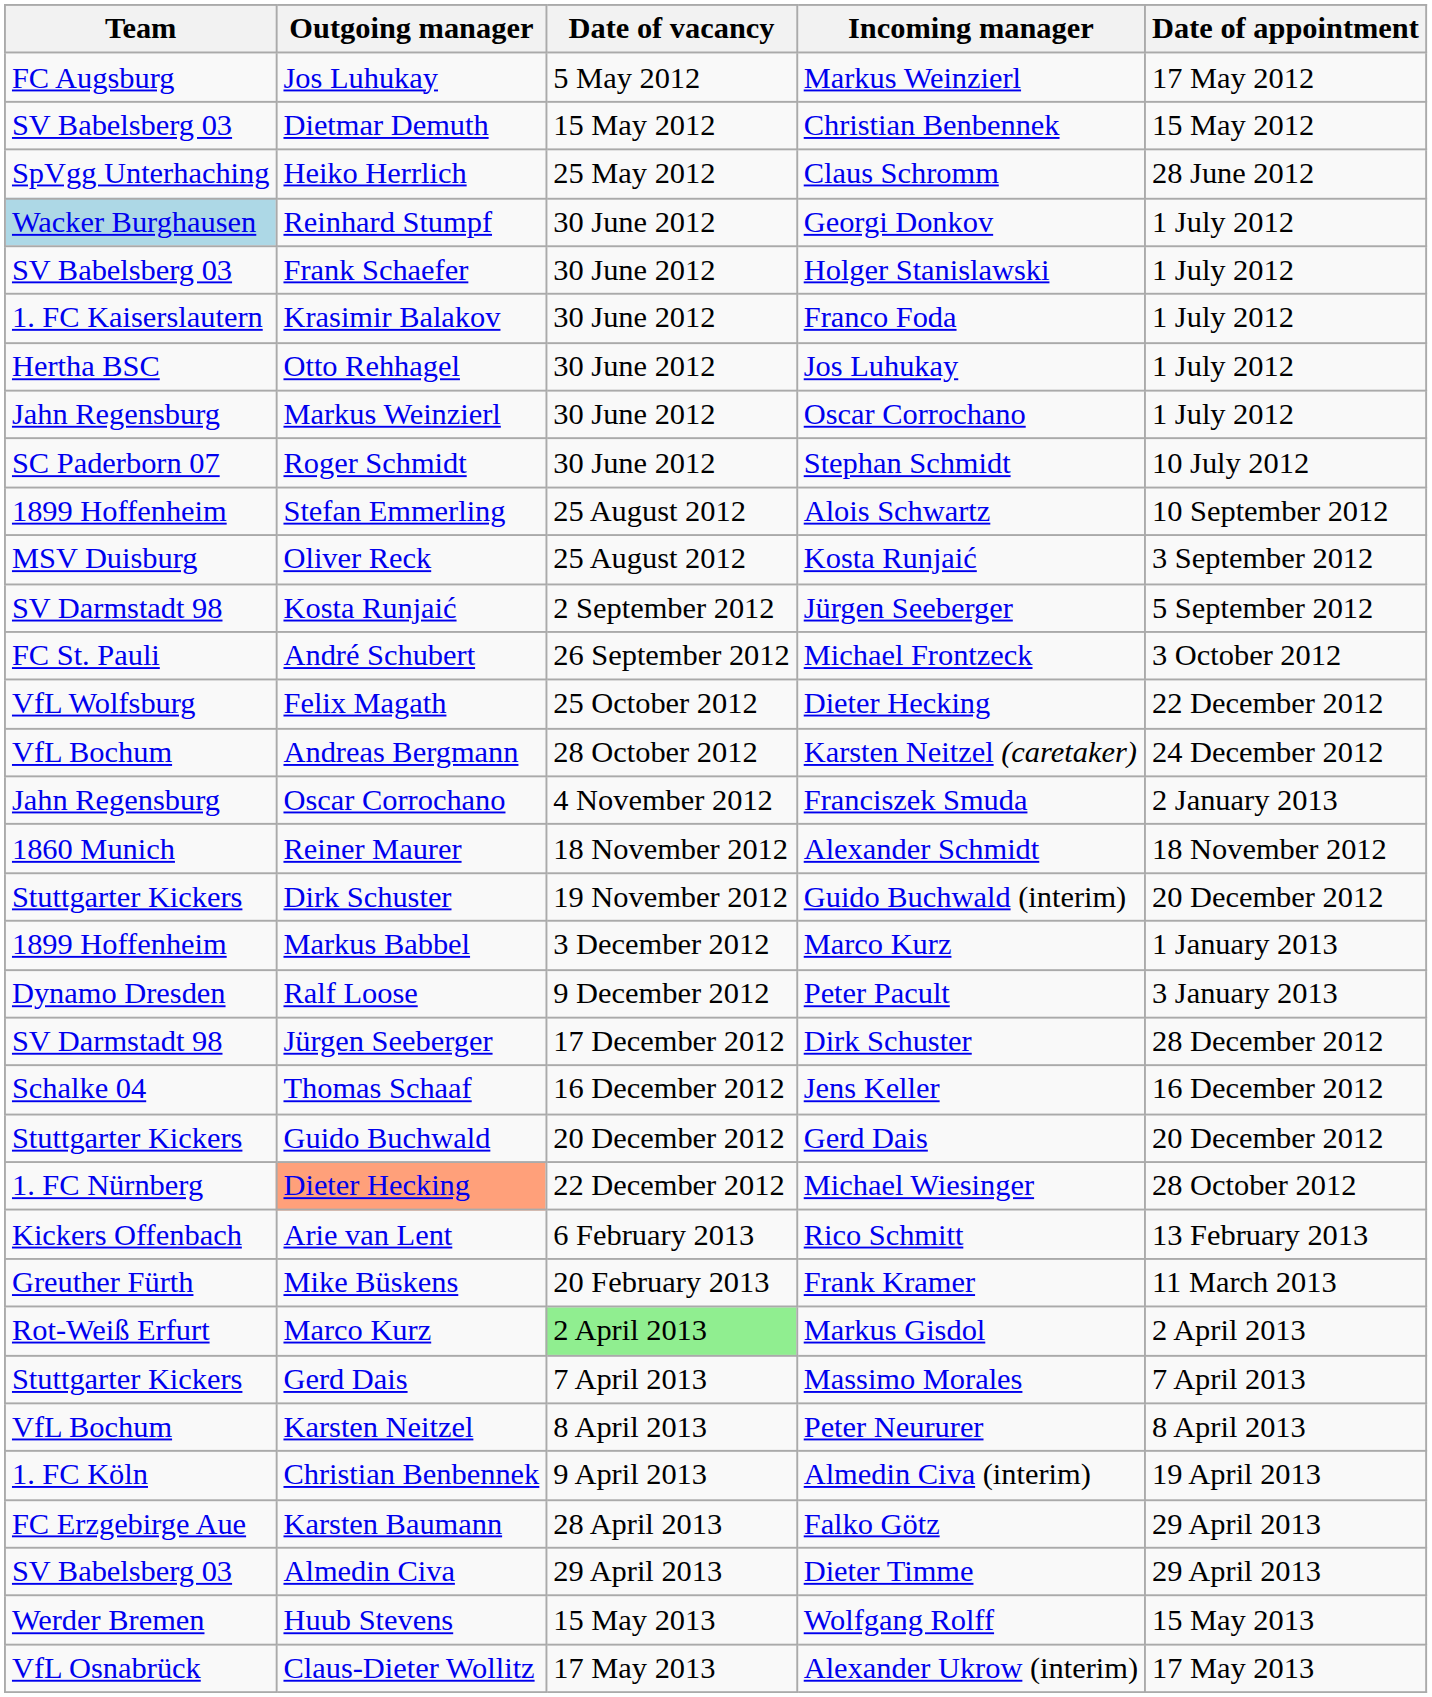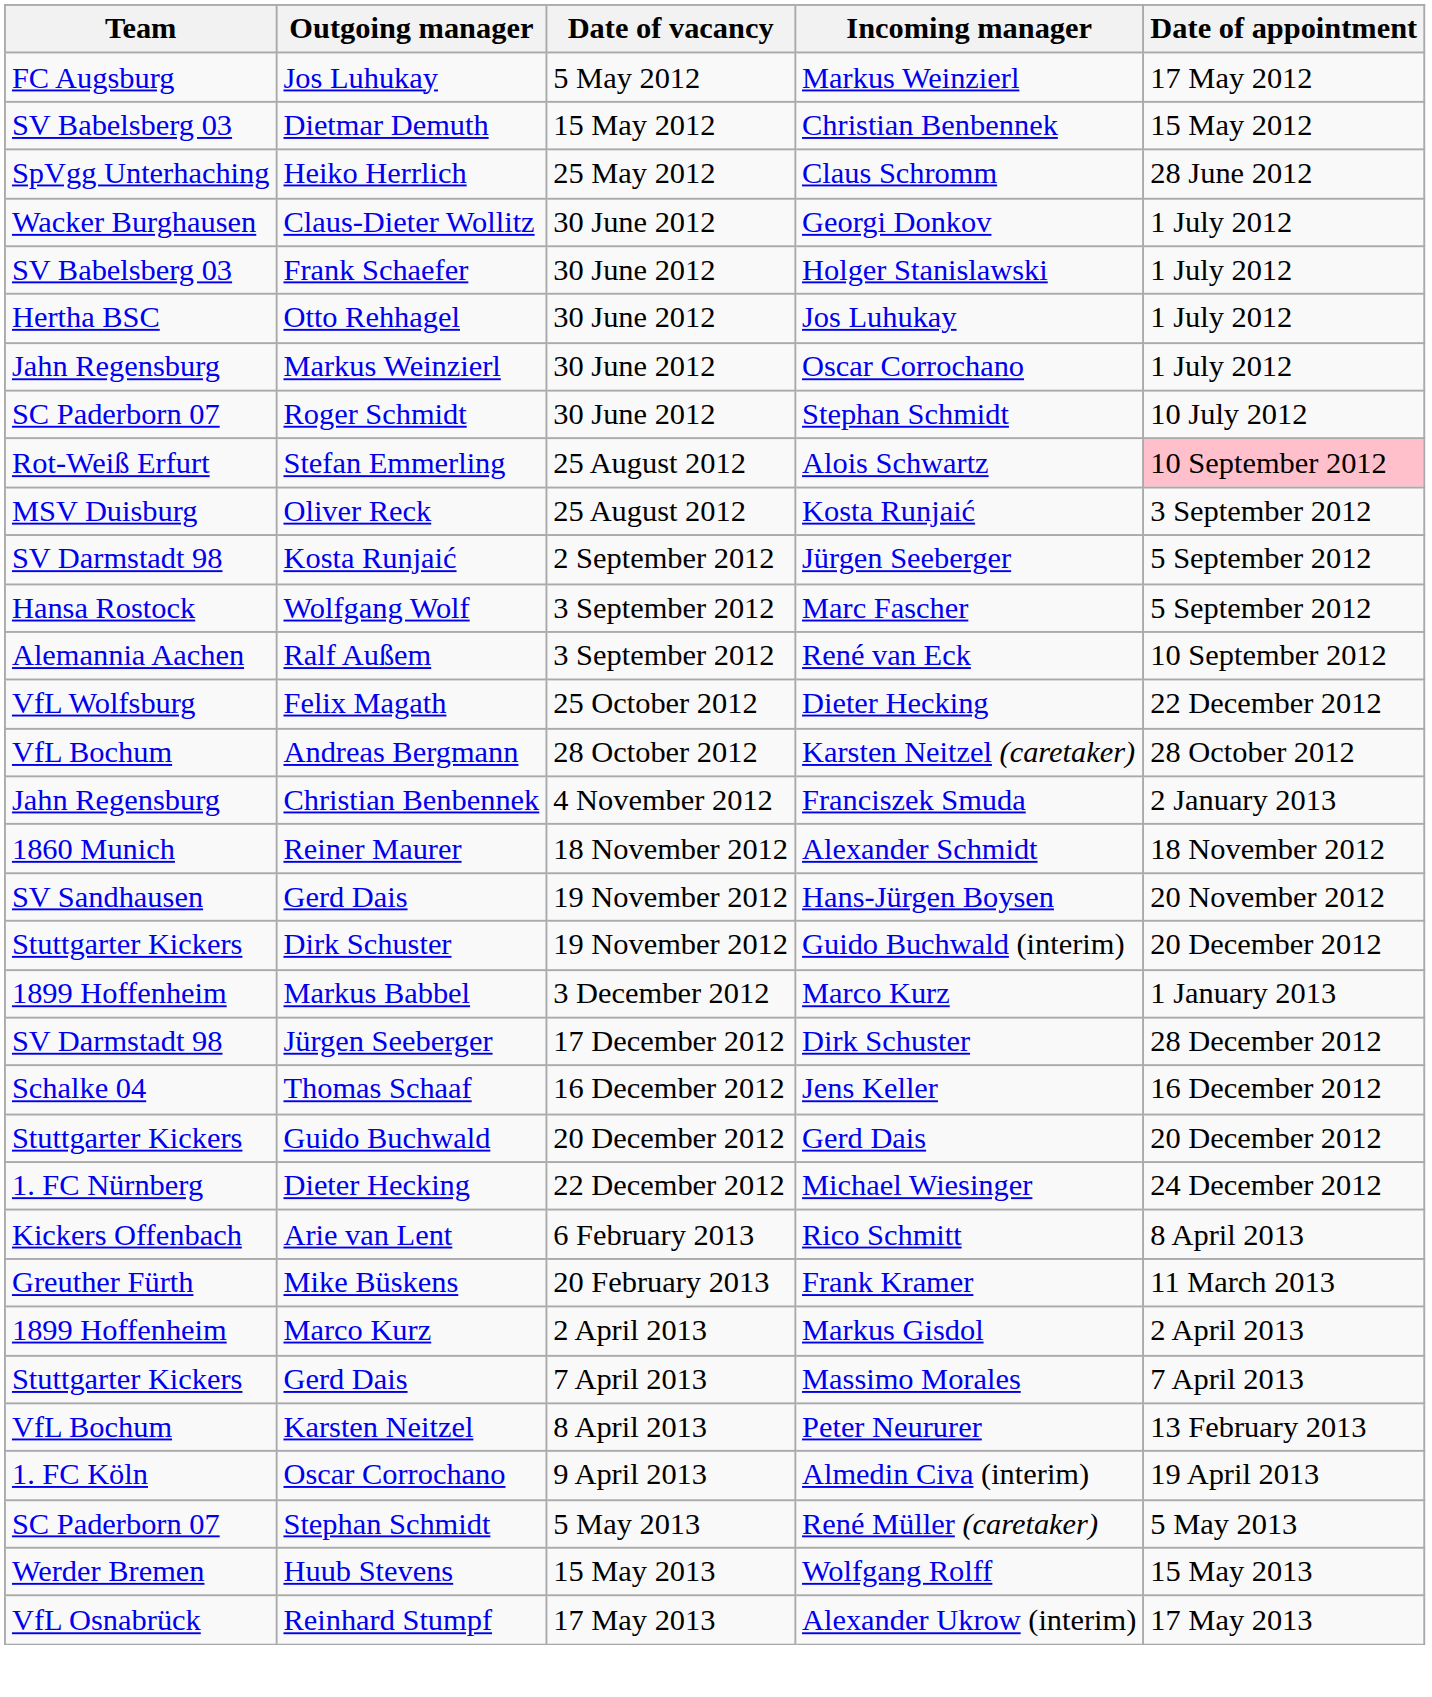(134, 221) lightblue background -> (134, 221) no background
(388, 221) Reinhard Stumpf -> (409, 221) Claus-Dieter Wollitz
- row: (880, 317)
(119, 510) 1899 Hoffenheim -> (111, 462) Rot-Weiß Erfurt
(1270, 510) no background -> (1269, 462) pink background
+ row: (885, 607)
+ row: (886, 655)
- row: (918, 655)
(1268, 751) 24 December 2012 -> (1253, 751) 28 October 2012
(394, 800) Oscar Corrochano -> (411, 800) Christian Benbennek
+ row: (928, 896)
- row: (877, 992)
(377, 1185) lightsalmon background -> (377, 1185) no background
(1254, 1185) 28 October 2012 -> (1266, 1185) 24 December 2012
(1260, 1233) 13 February 2013 -> (1227, 1233) 8 April 2013
(111, 1330) Rot-Weiß Erfurt -> (119, 1330) 1899 Hoffenheim
(630, 1330) lightgreen background -> (630, 1330) no background
(1229, 1426) 8 April 2013 -> (1258, 1426) 13 February 2013
(411, 1474) Christian Benbennek -> (394, 1474) Oscar Corrochano
- row: (872, 1523)
- row: (889, 1571)
+ row: (950, 1523)
(409, 1667) Claus-Dieter Wollitz -> (388, 1619) Reinhard Stumpf
